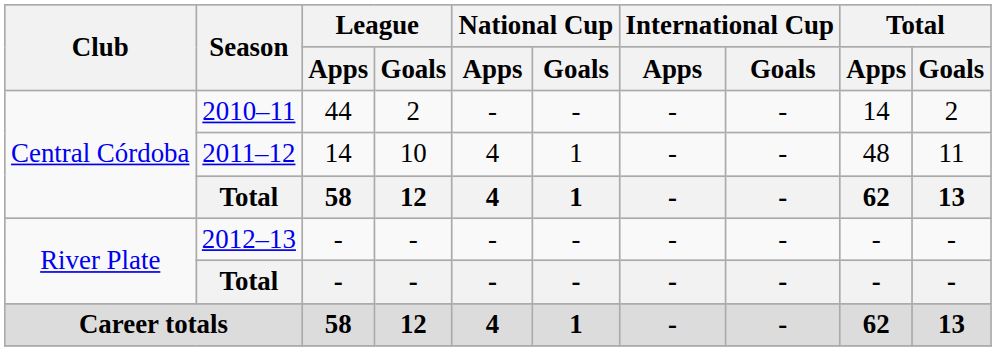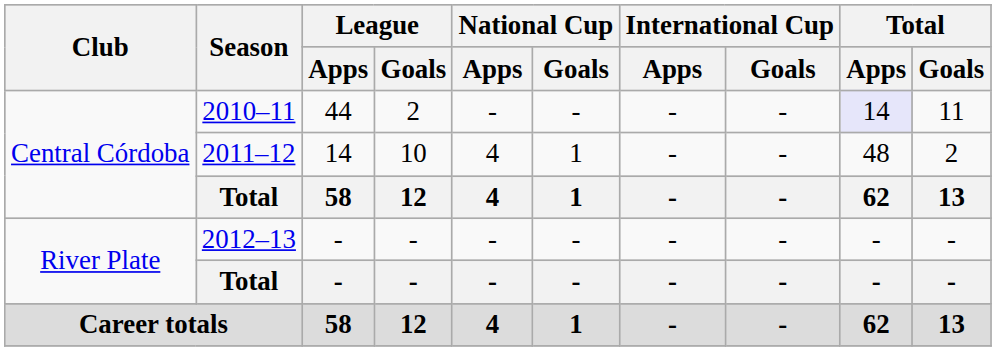(876, 111) no background -> (876, 111) lavender background
(951, 111) 2 -> (951, 111) 11
(951, 153) 11 -> (951, 153) 2
